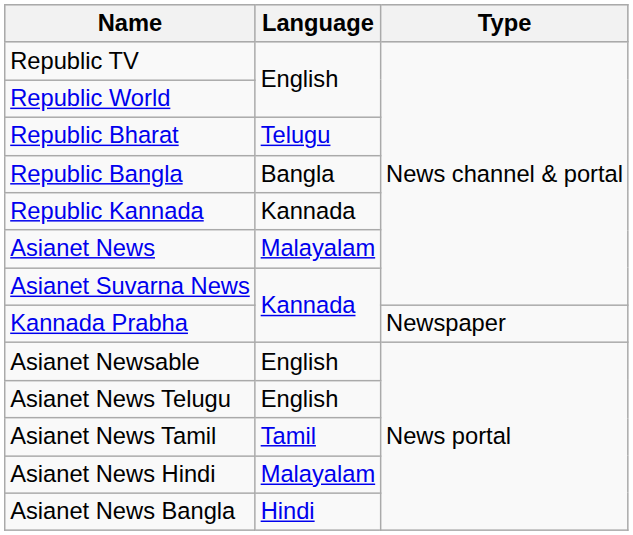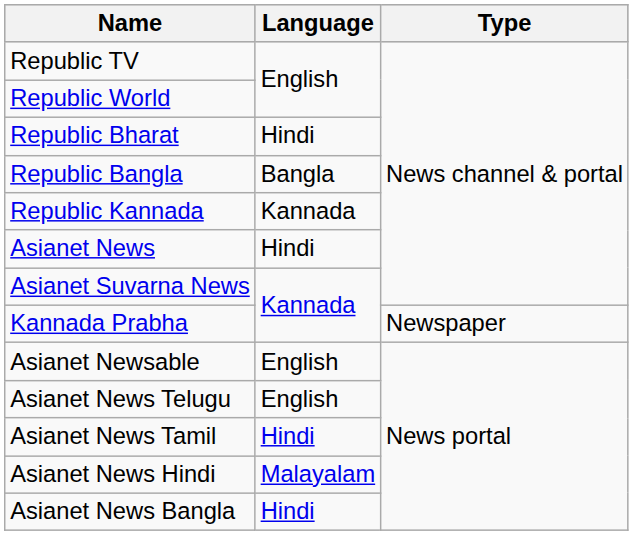(296, 135) Telugu -> (288, 135) Hindi
(318, 248) Malayalam -> (288, 248) Hindi
(288, 436) Tamil -> (288, 436) Hindi
